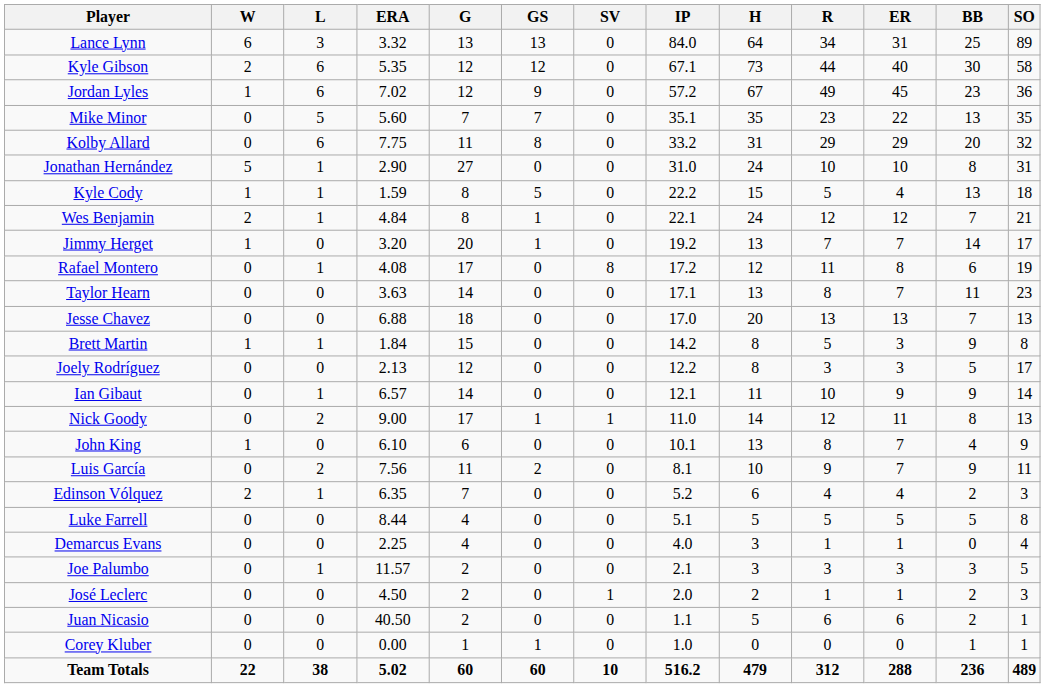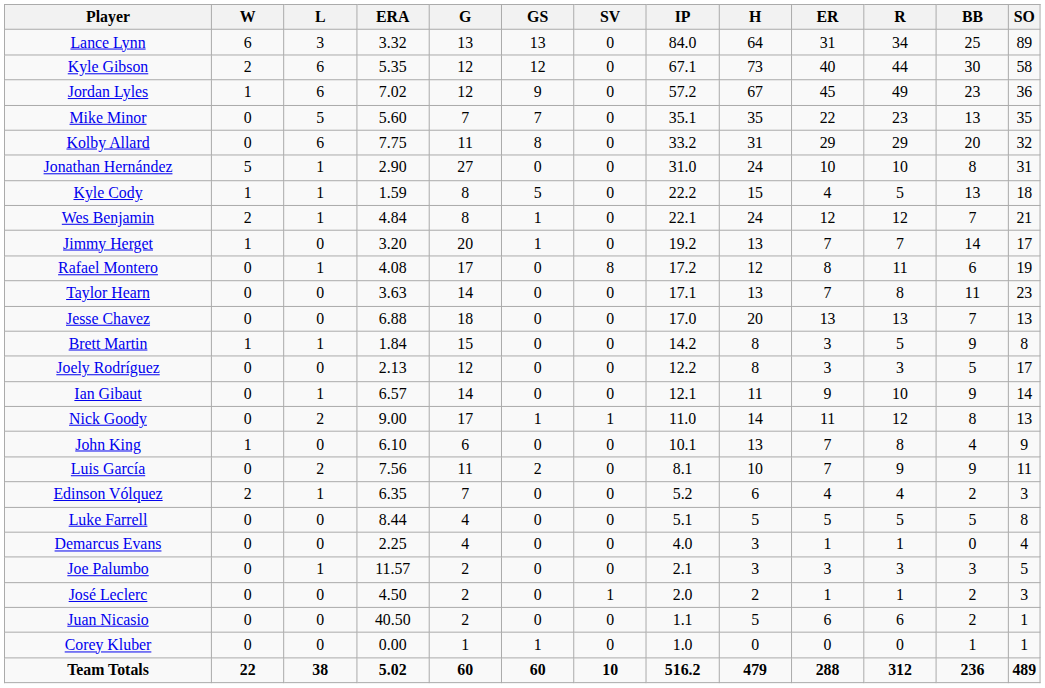columns swapped: (828, 17) <-> (900, 17)
